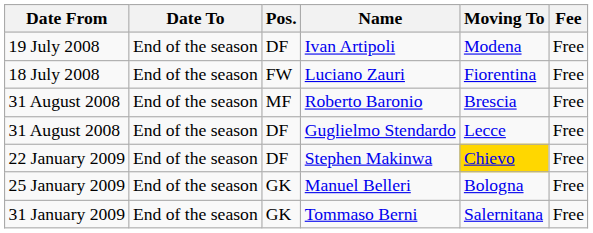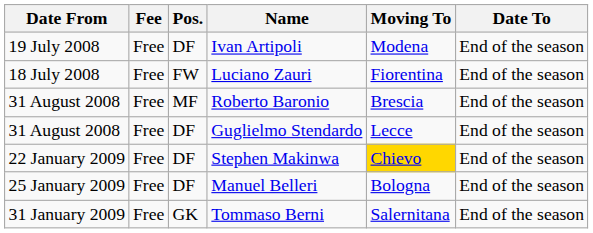columns swapped: (195, 18) <-> (568, 18)
(279, 185) GK -> (184, 185) DF
